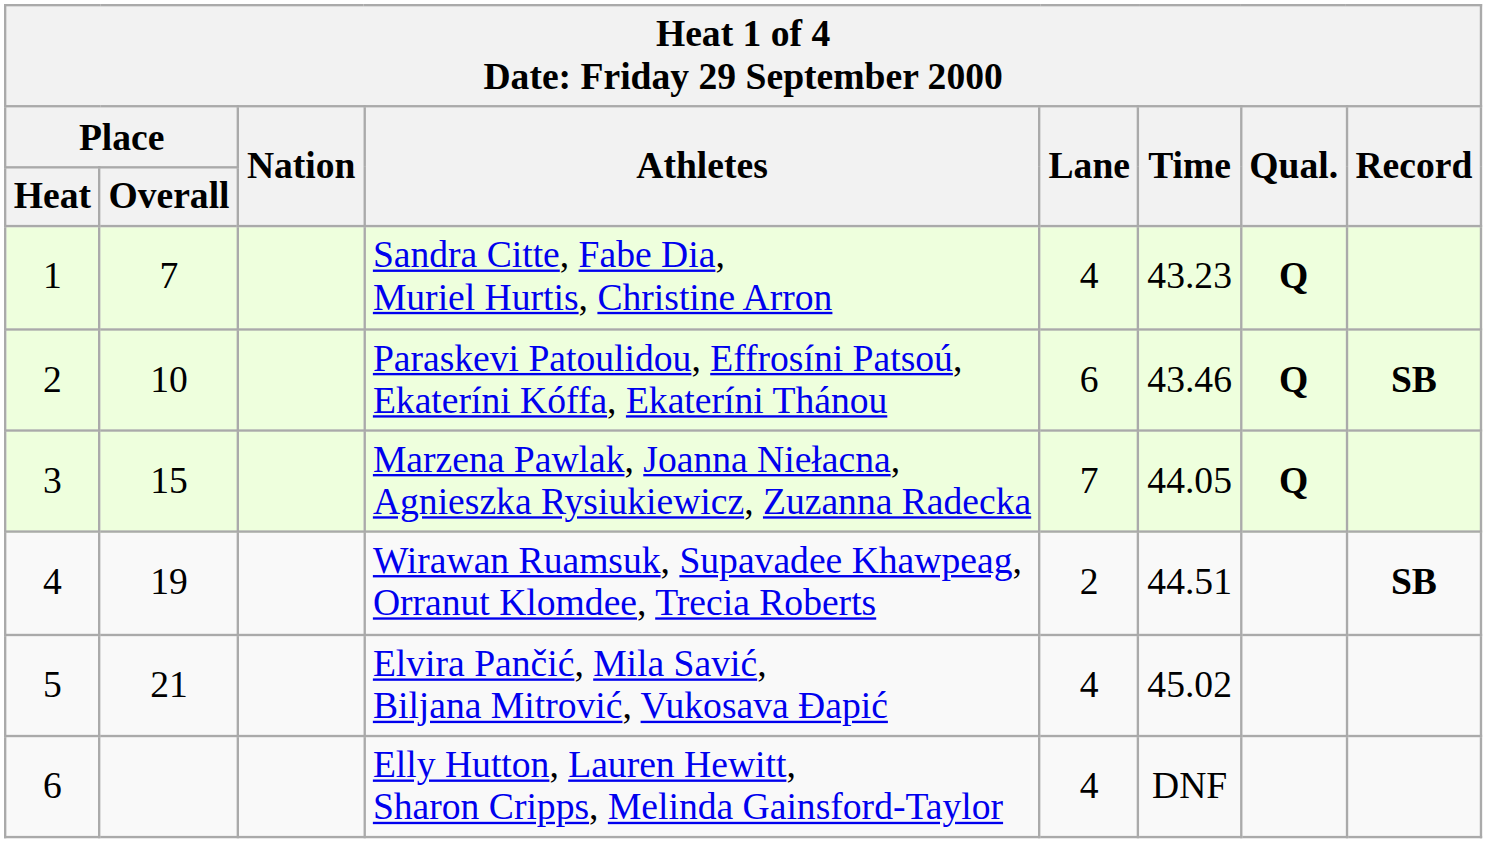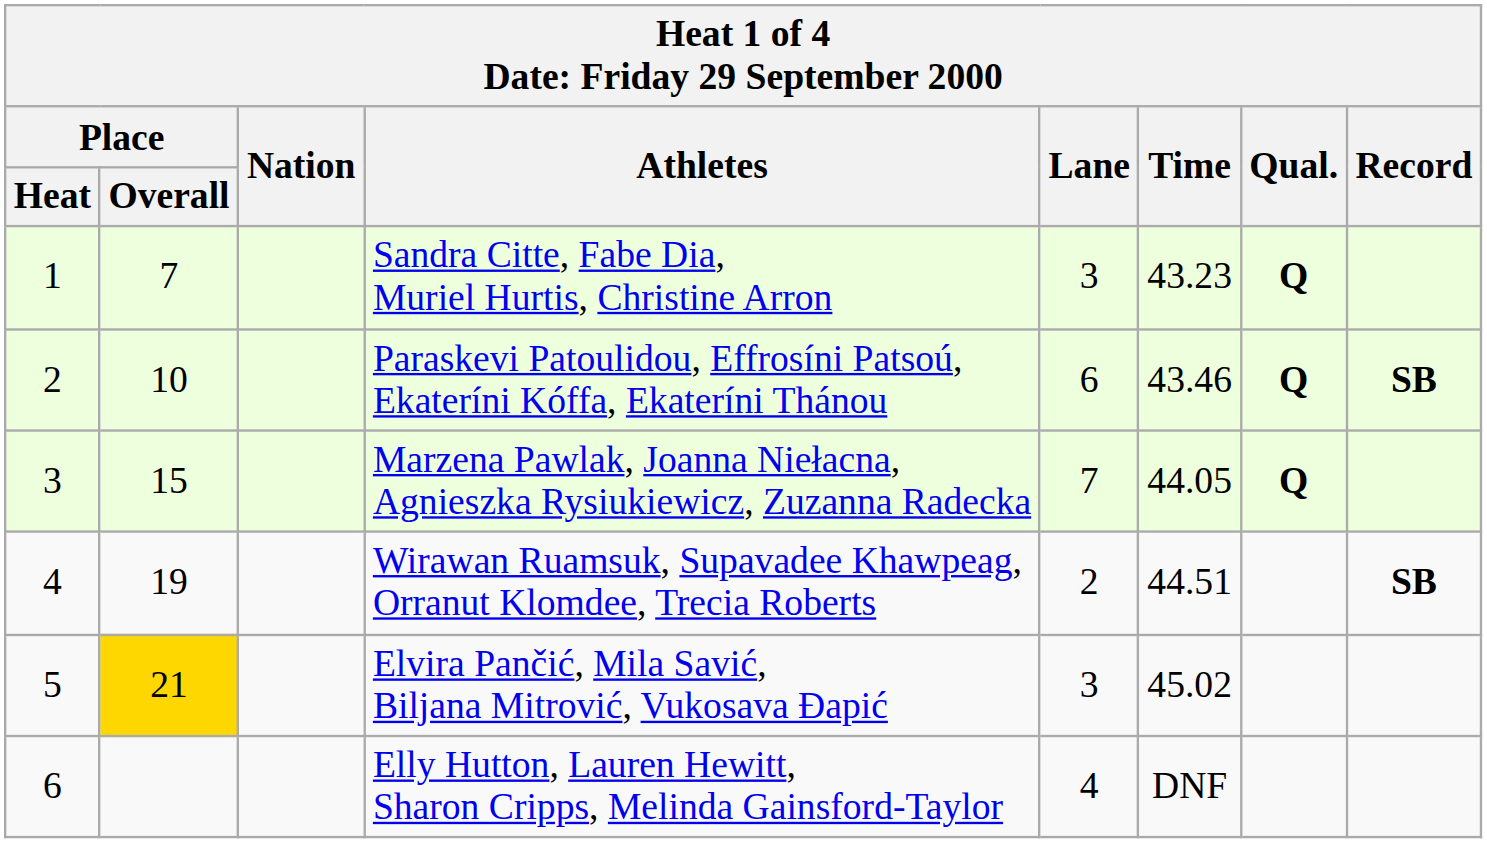(1089, 276) 4 -> (1089, 276) 3
(169, 684) no background -> (169, 684) gold background
(1089, 684) 4 -> (1089, 684) 3
